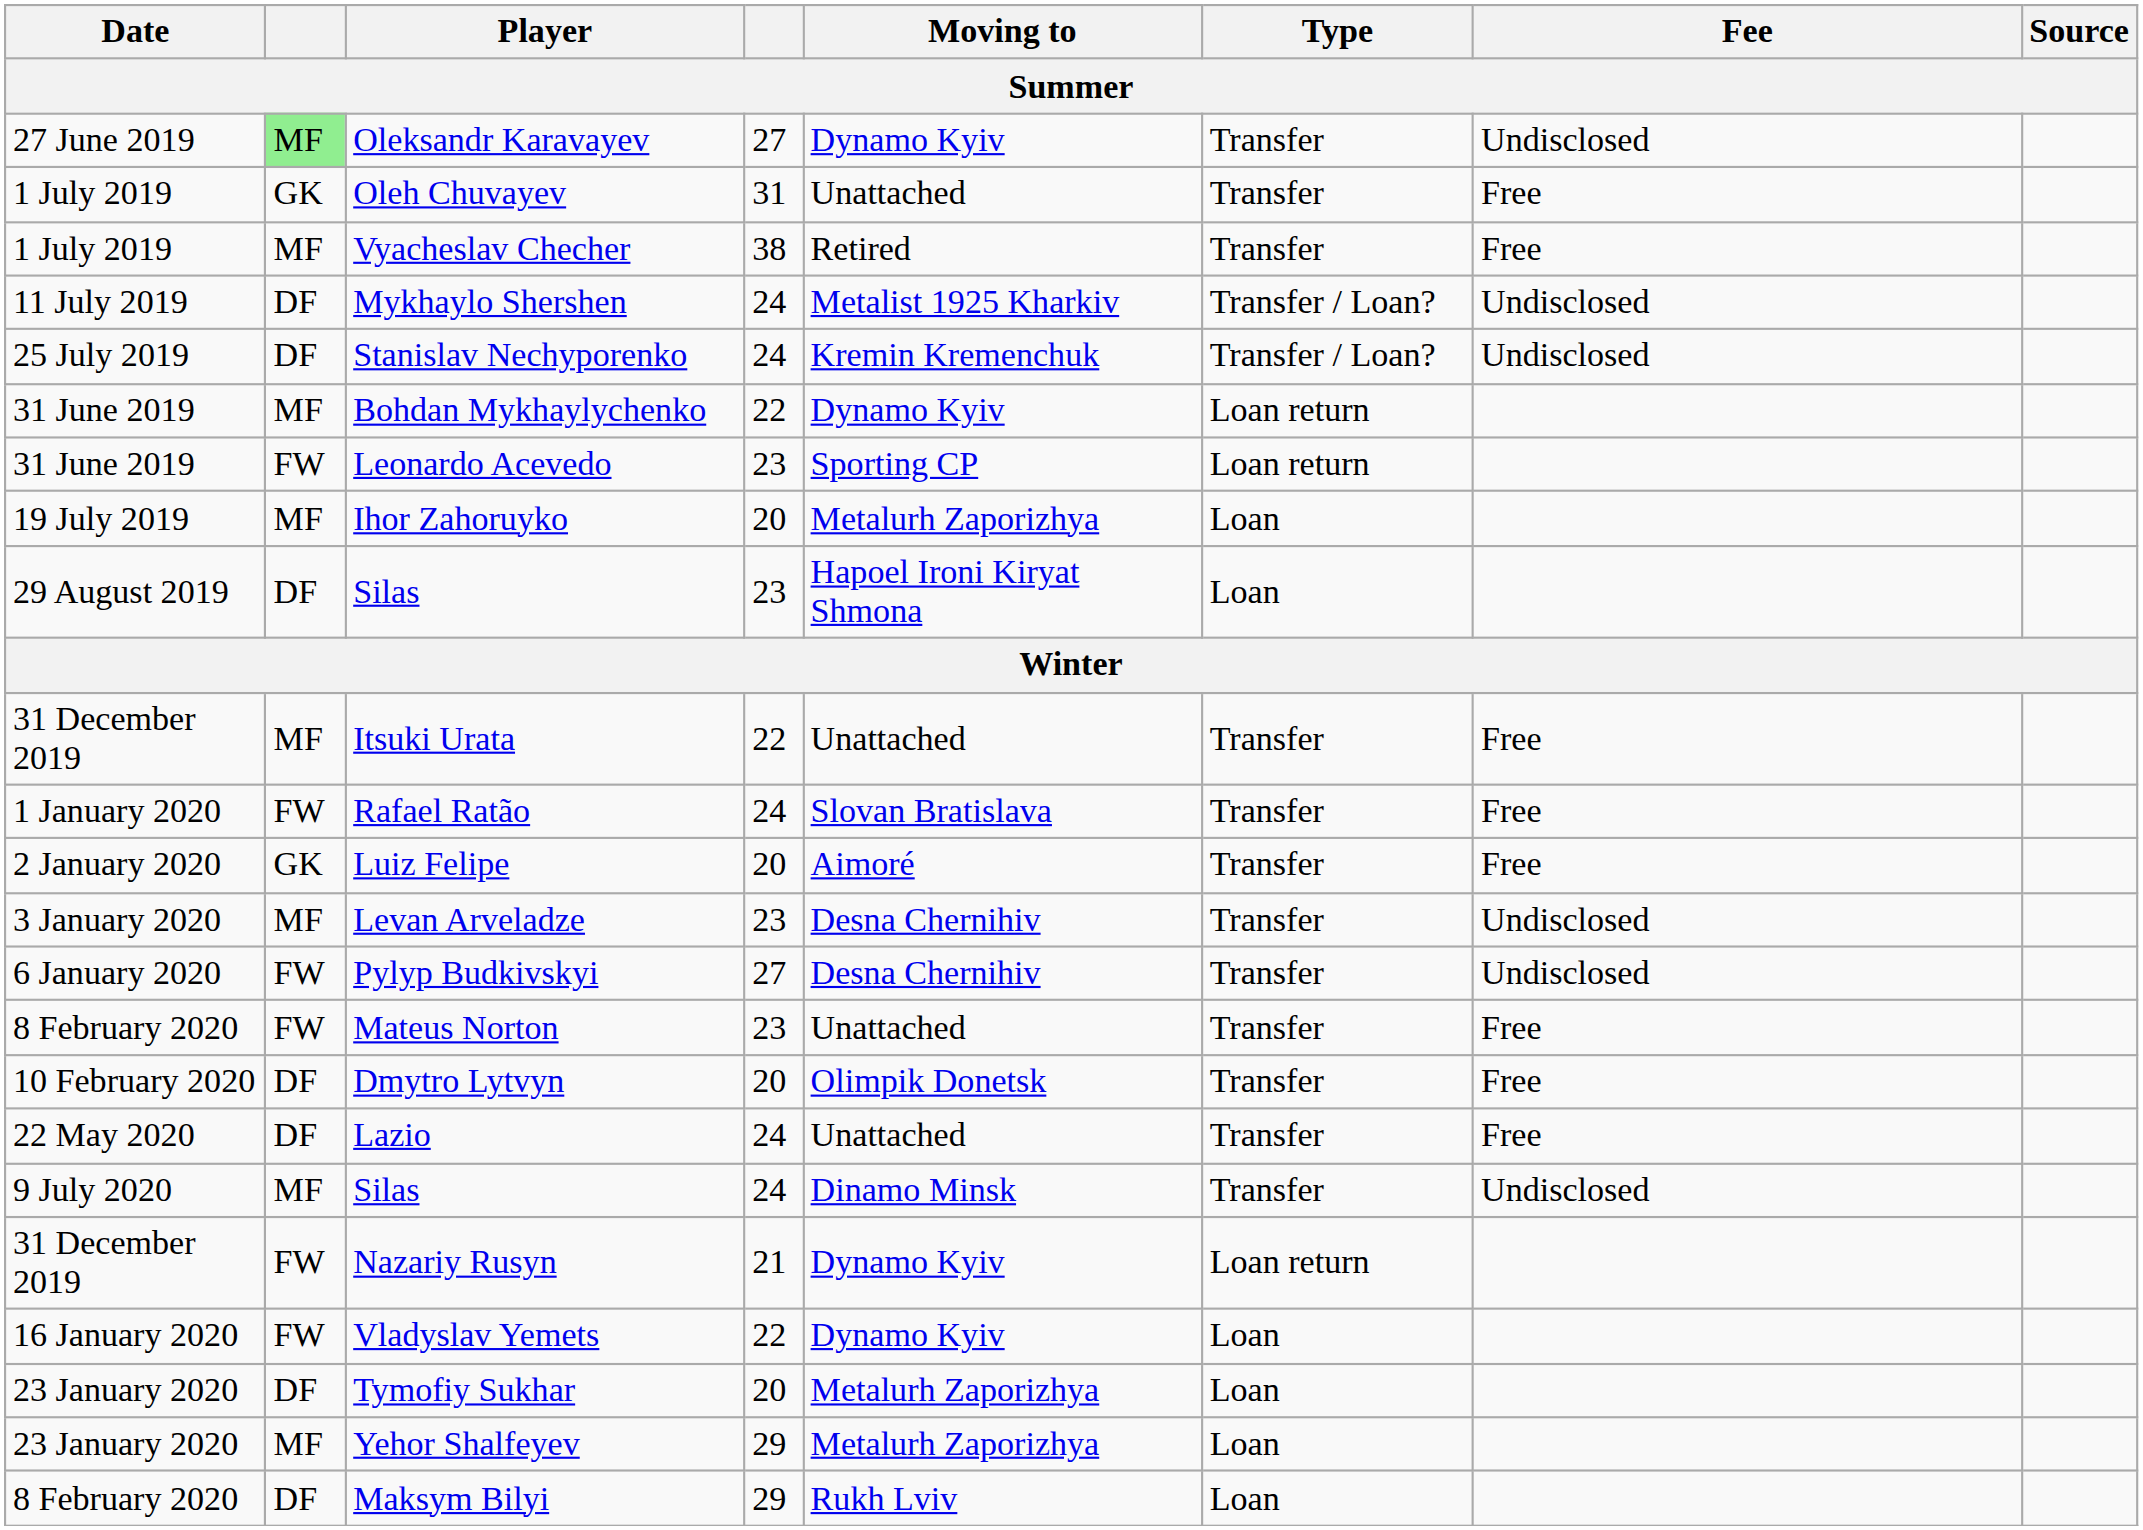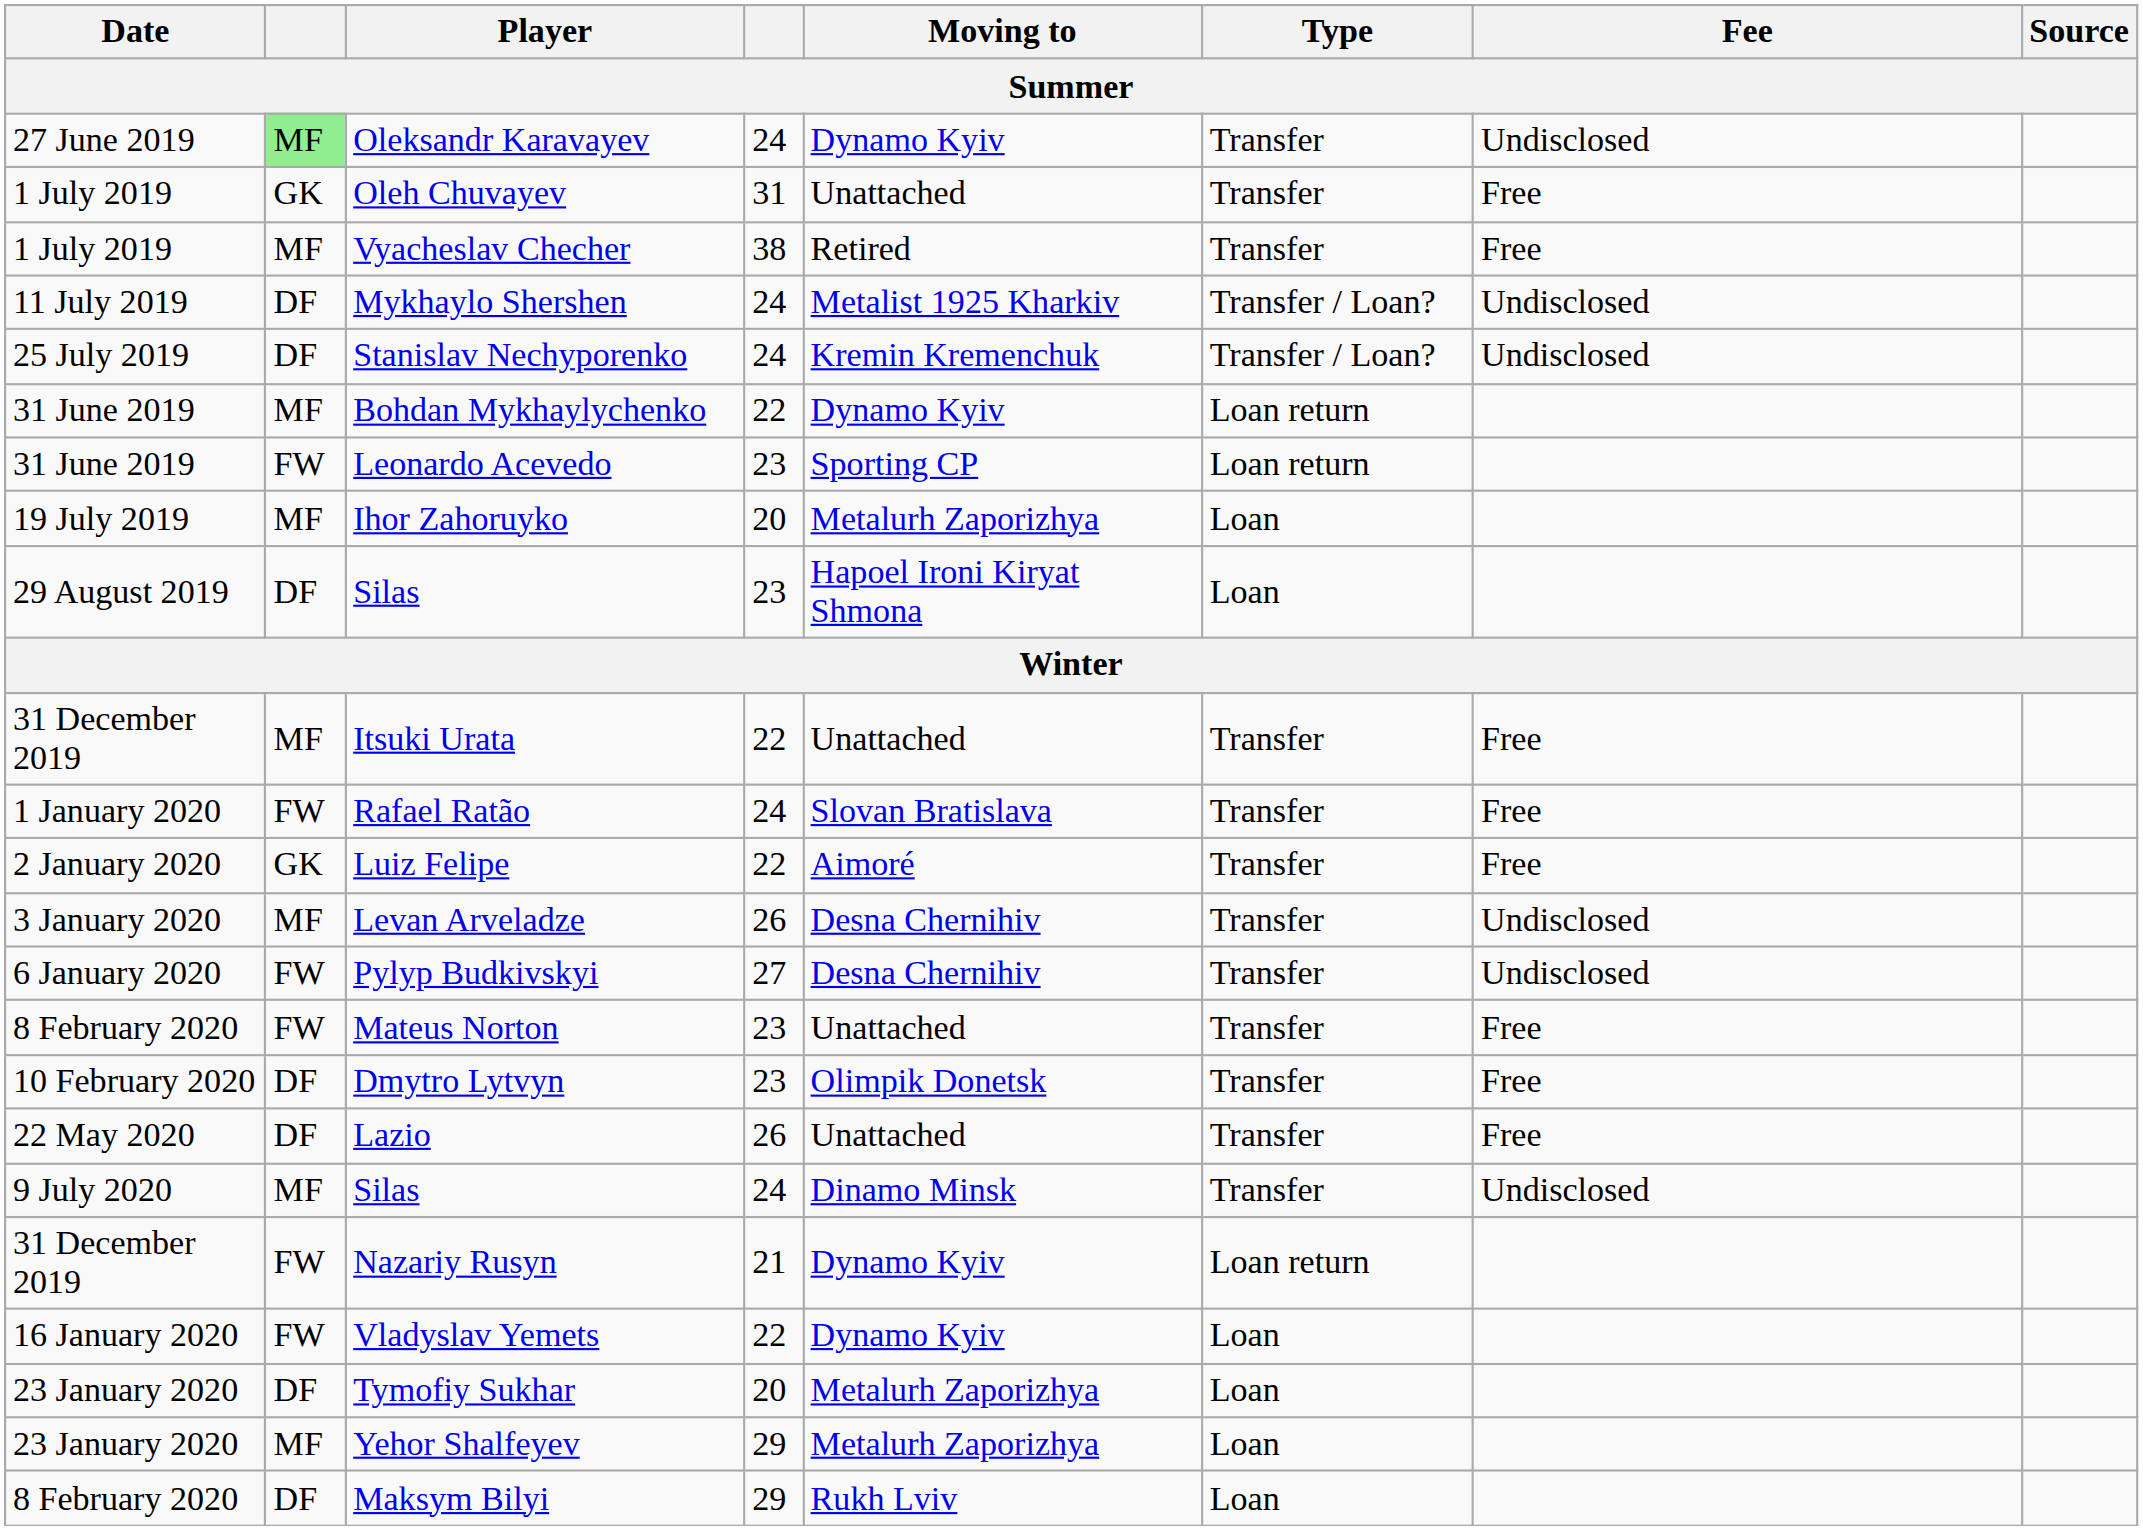(769, 139) 27 -> (769, 139) 24
(769, 864) 20 -> (769, 864) 22
(769, 918) 23 -> (769, 918) 26
(769, 1081) 20 -> (769, 1081) 23
(769, 1135) 24 -> (769, 1135) 26
